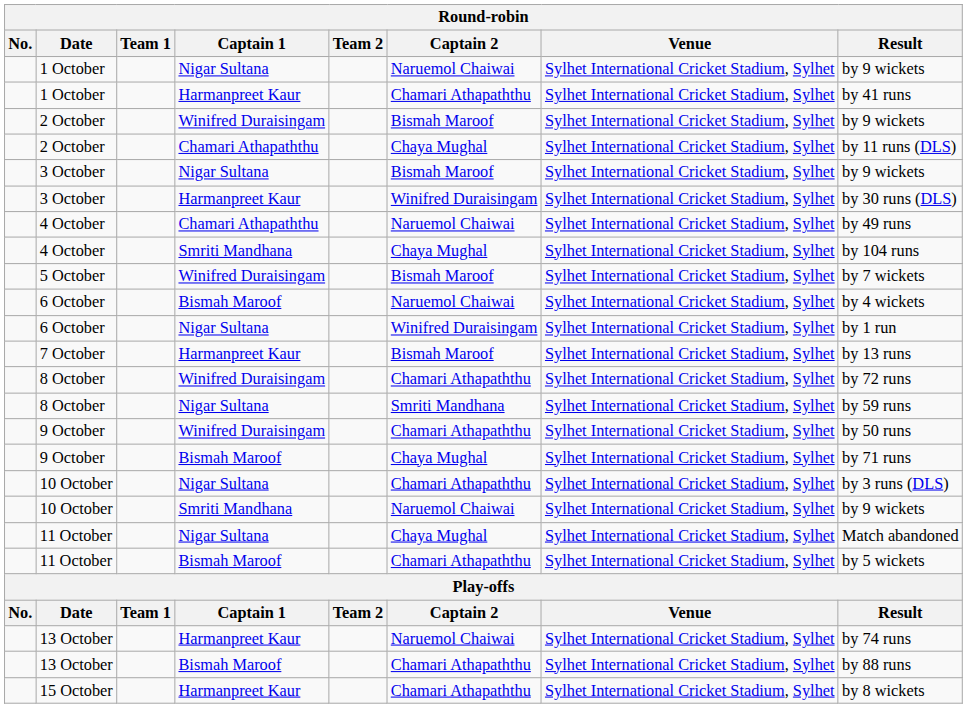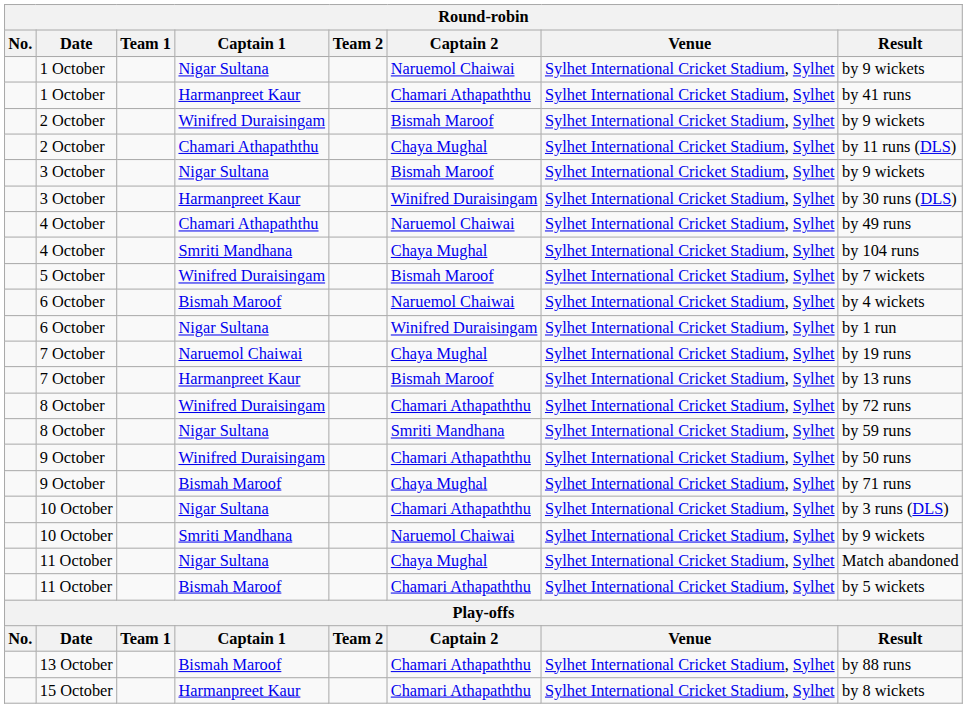+ row: (72, 353)
- row: (76, 638)
